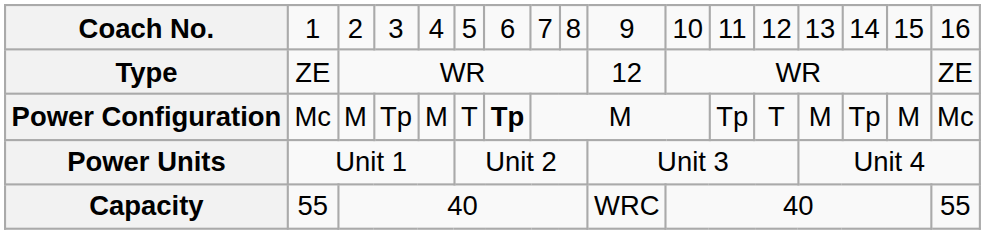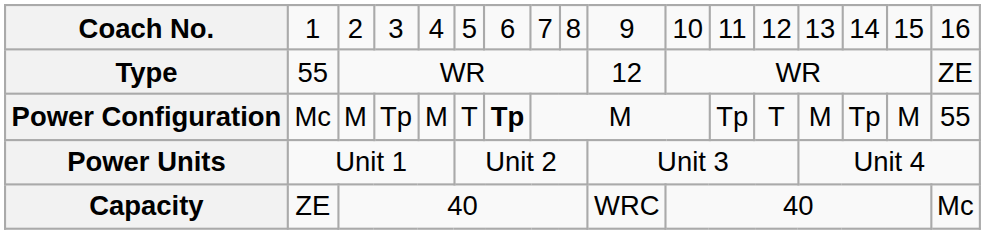(313, 72) ZE -> (313, 72) 55
(955, 117) Mc -> (955, 117) 55
(313, 206) 55 -> (313, 206) ZE
(955, 206) 55 -> (955, 206) Mc
